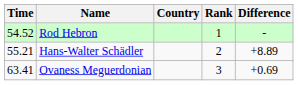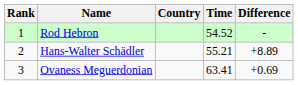columns swapped: (219, 13) <-> (20, 13)
